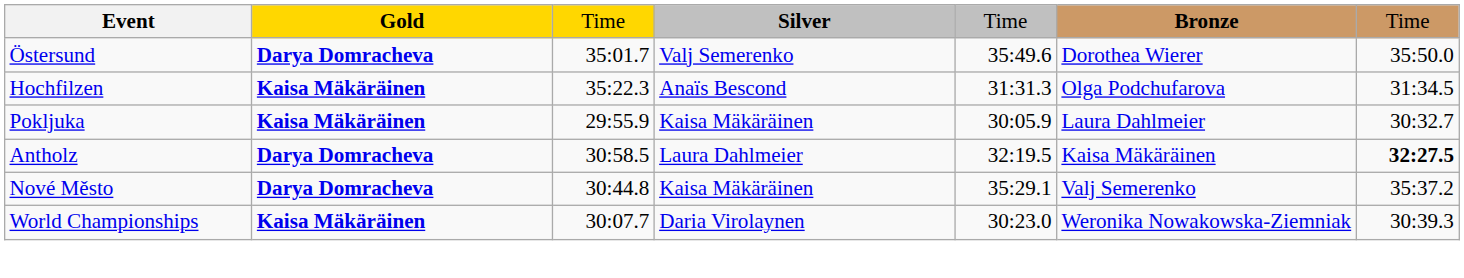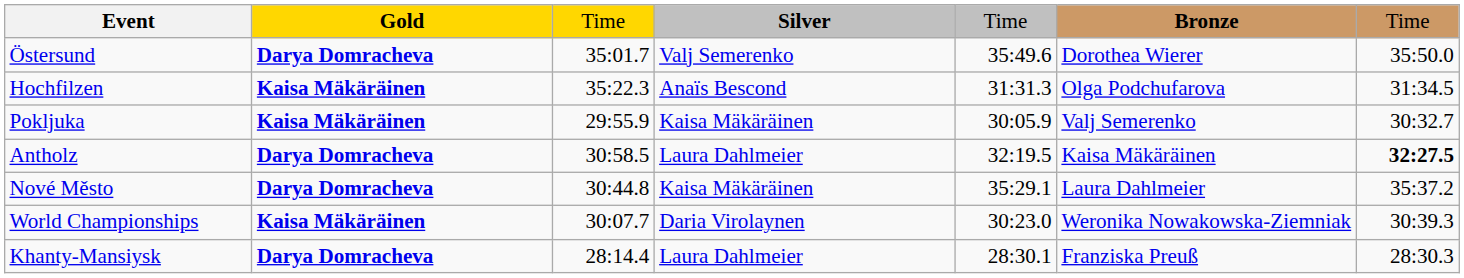(1133, 121) Laura Dahlmeier -> (1129, 121) Valj Semerenko
(1129, 188) Valj Semerenko -> (1133, 188) Laura Dahlmeier
+ row: (85, 255)
